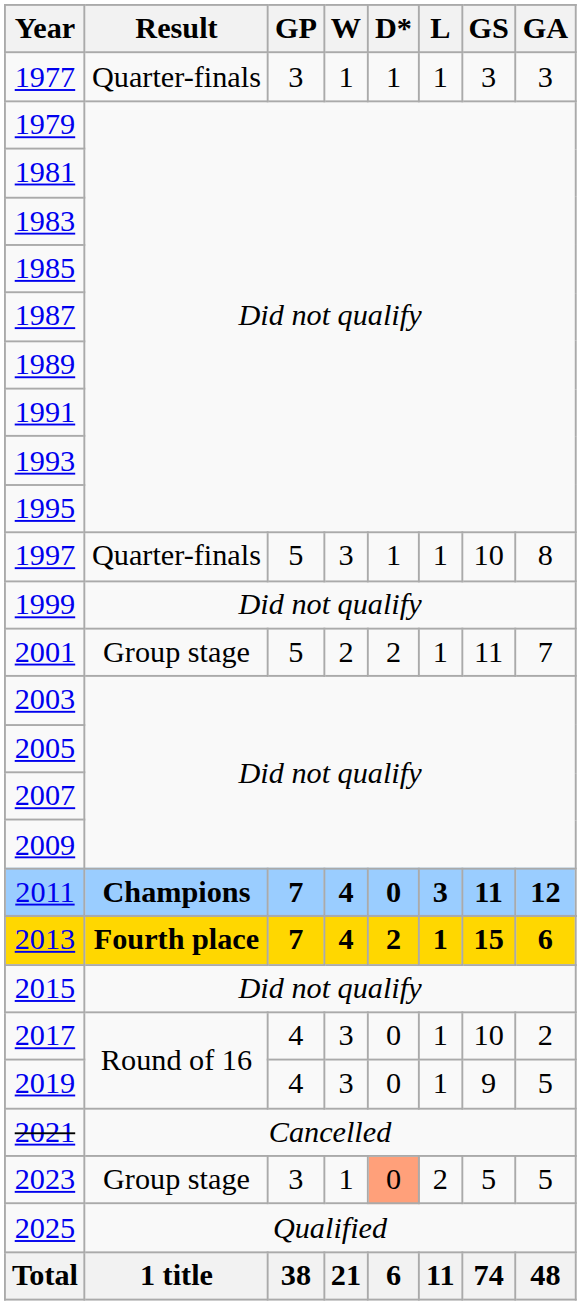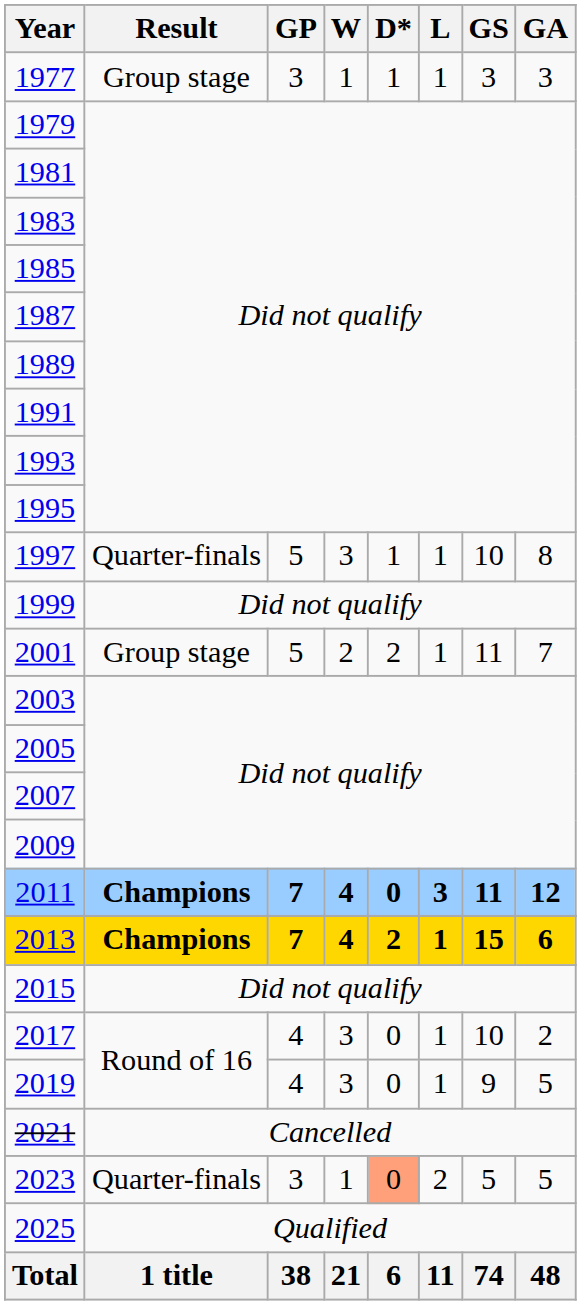(176, 76) Quarter-finals -> (176, 76) Group stage
(176, 939) Fourth place -> (176, 939) Champions
(176, 1179) Group stage -> (176, 1179) Quarter-finals
